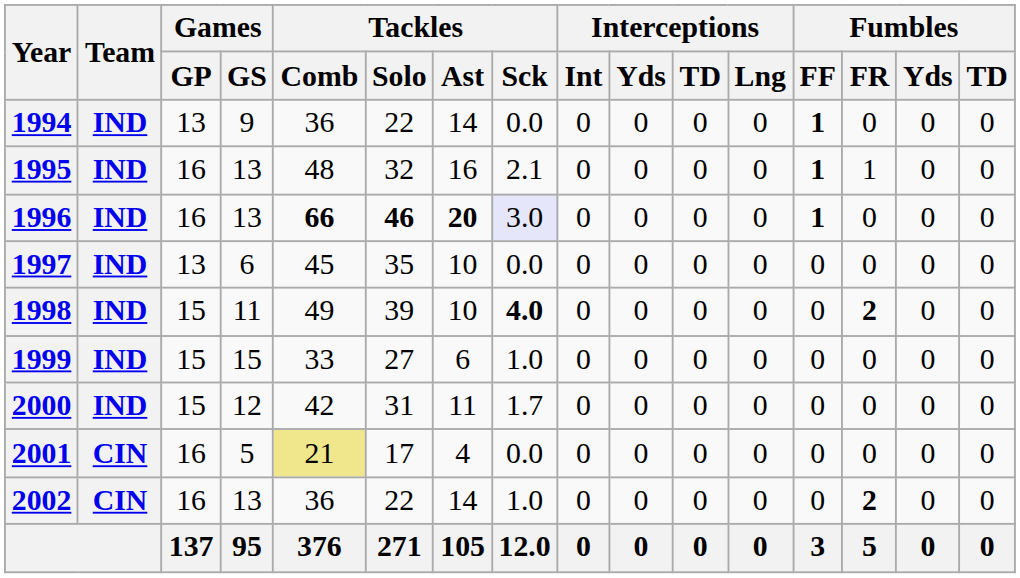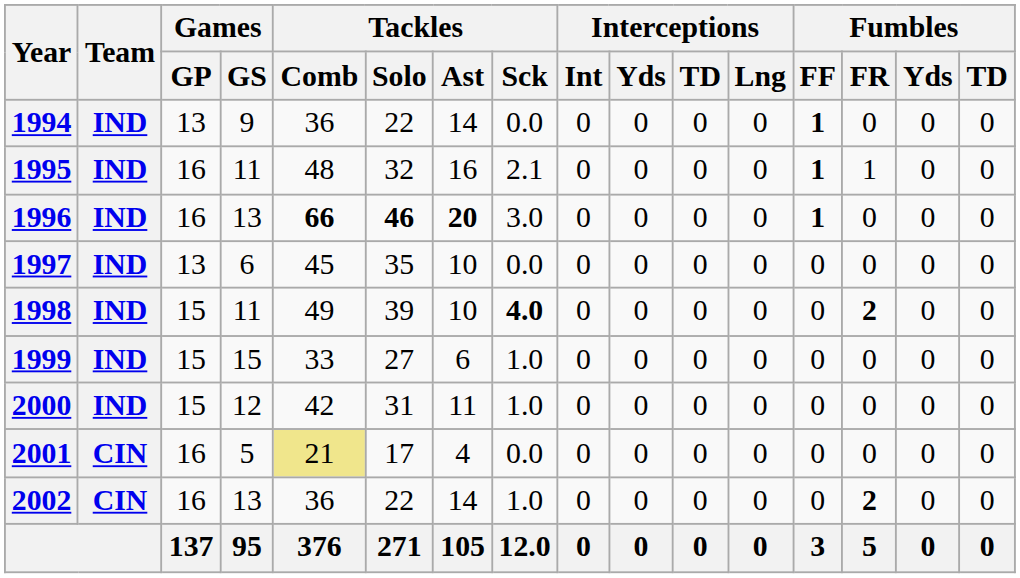(247, 169) 13 -> (247, 169) 11
(525, 216) lavender background -> (525, 216) no background
(525, 405) 1.7 -> (525, 405) 1.0
